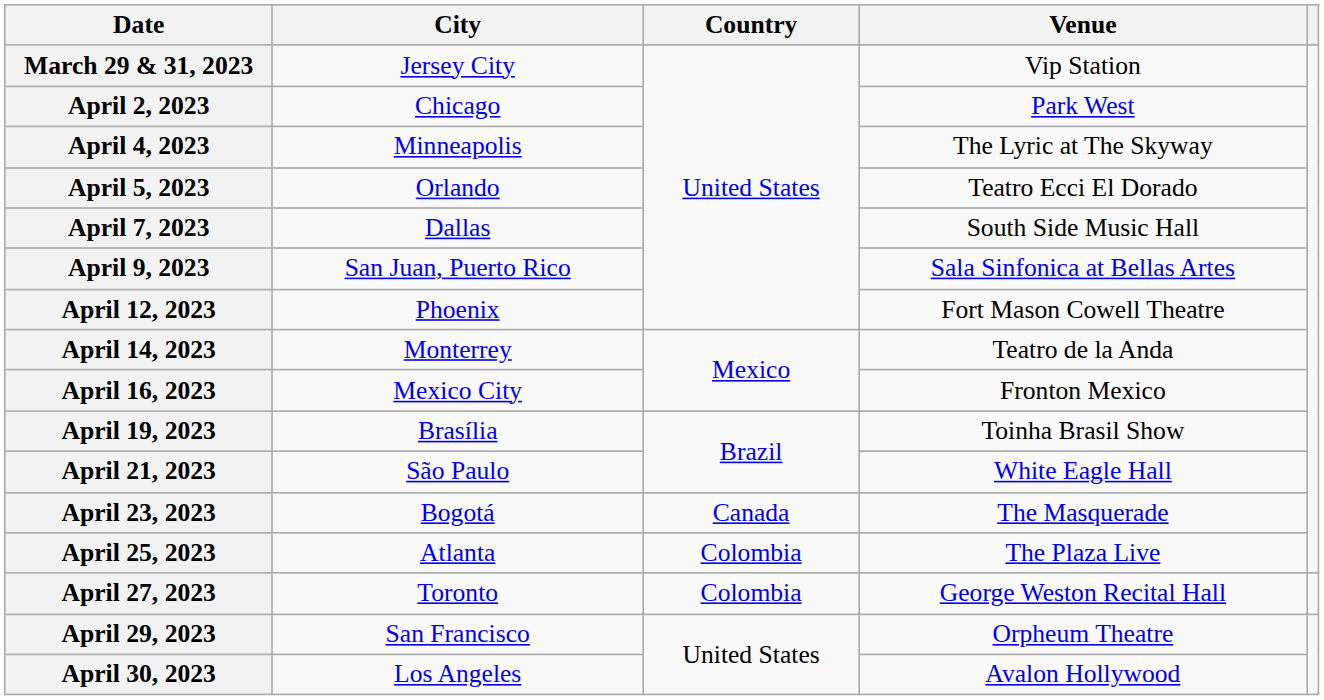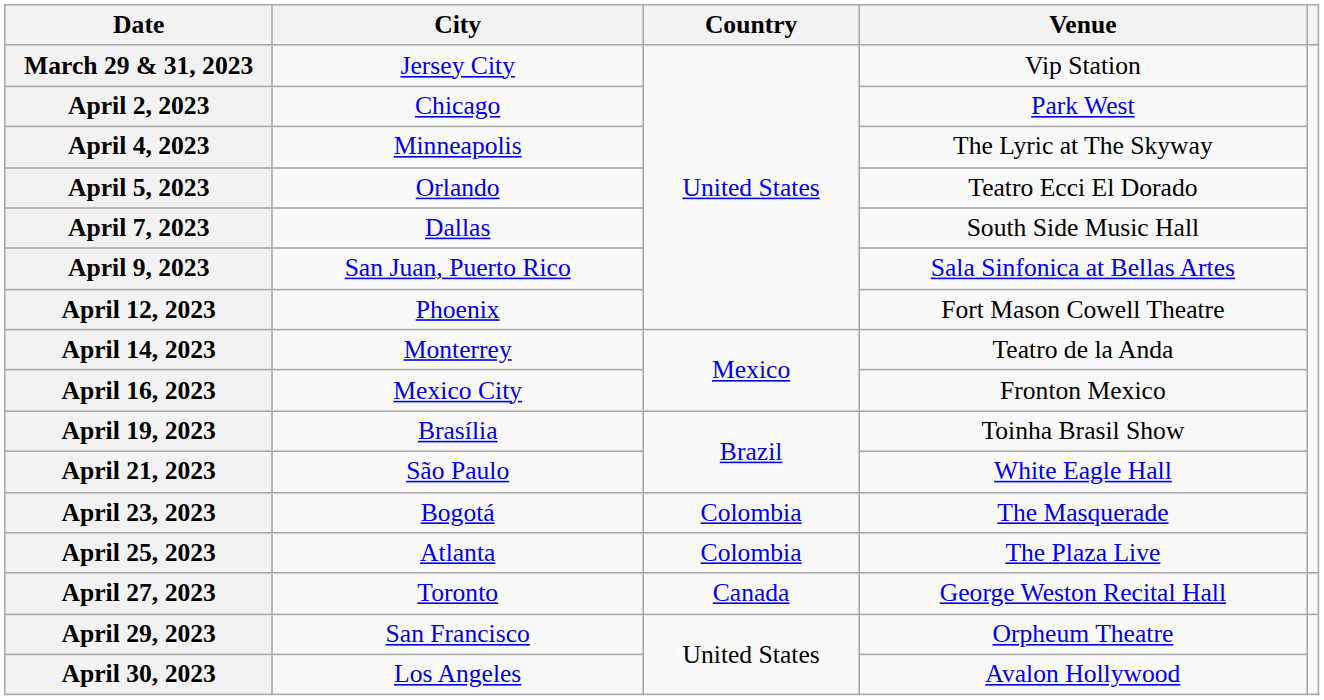(751, 512) Canada -> (751, 512) Colombia
(751, 593) Colombia -> (751, 593) Canada
